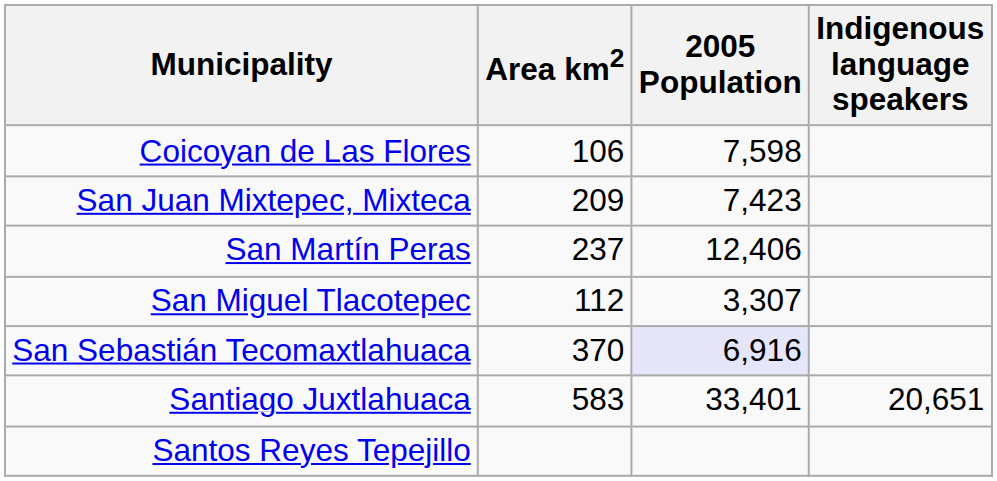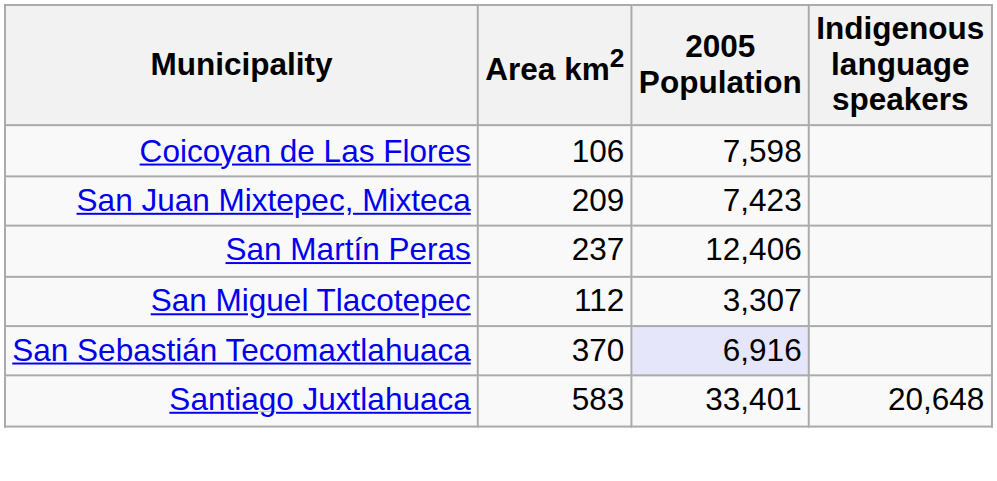(936, 400) 20,651 -> (936, 400) 20,648
- row: (312, 450)
